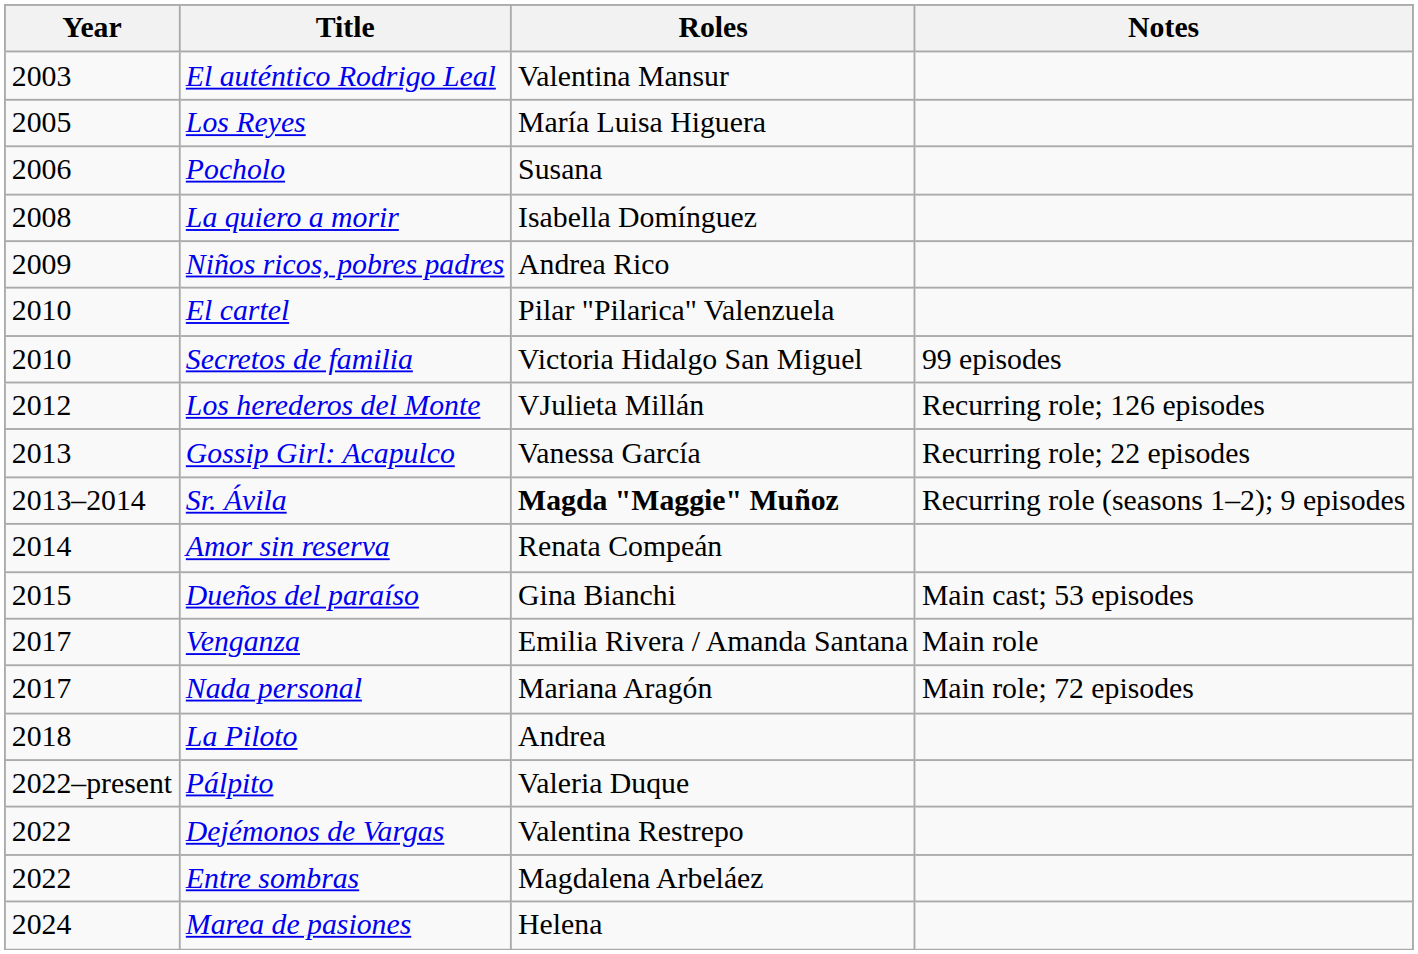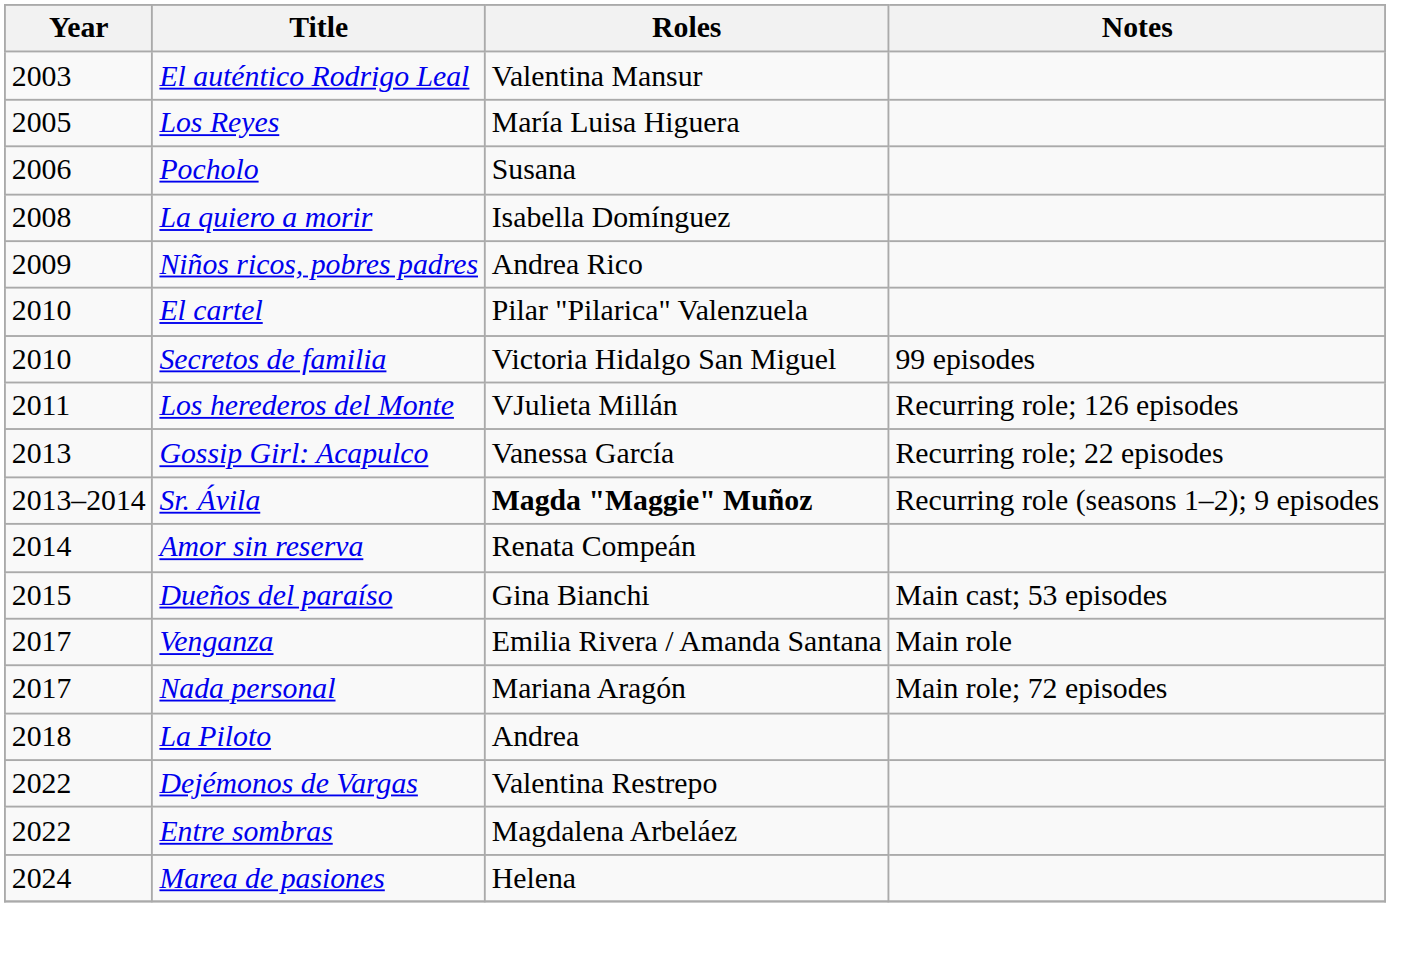(42, 405) 2012 -> (41, 405) 2011
- row: (230, 783)
